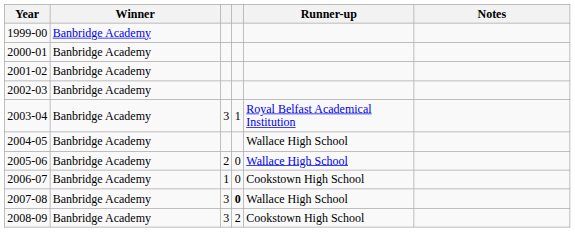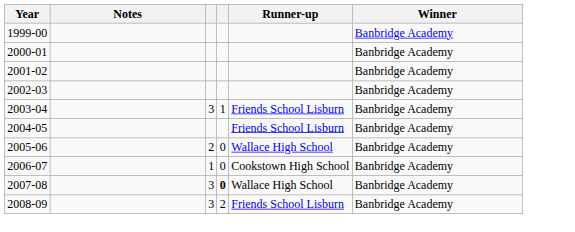columns swapped: (135, 14) <-> (492, 14)
(309, 115) Royal Belfast Academical Institution -> (288, 109) Friends School Lisburn
(297, 141) Wallace High School -> (288, 128) Friends School Lisburn
(305, 217) Cookstown High School -> (288, 204) Friends School Lisburn
